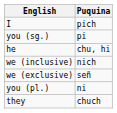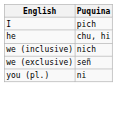- row: (28, 37)
- row: (16, 101)
